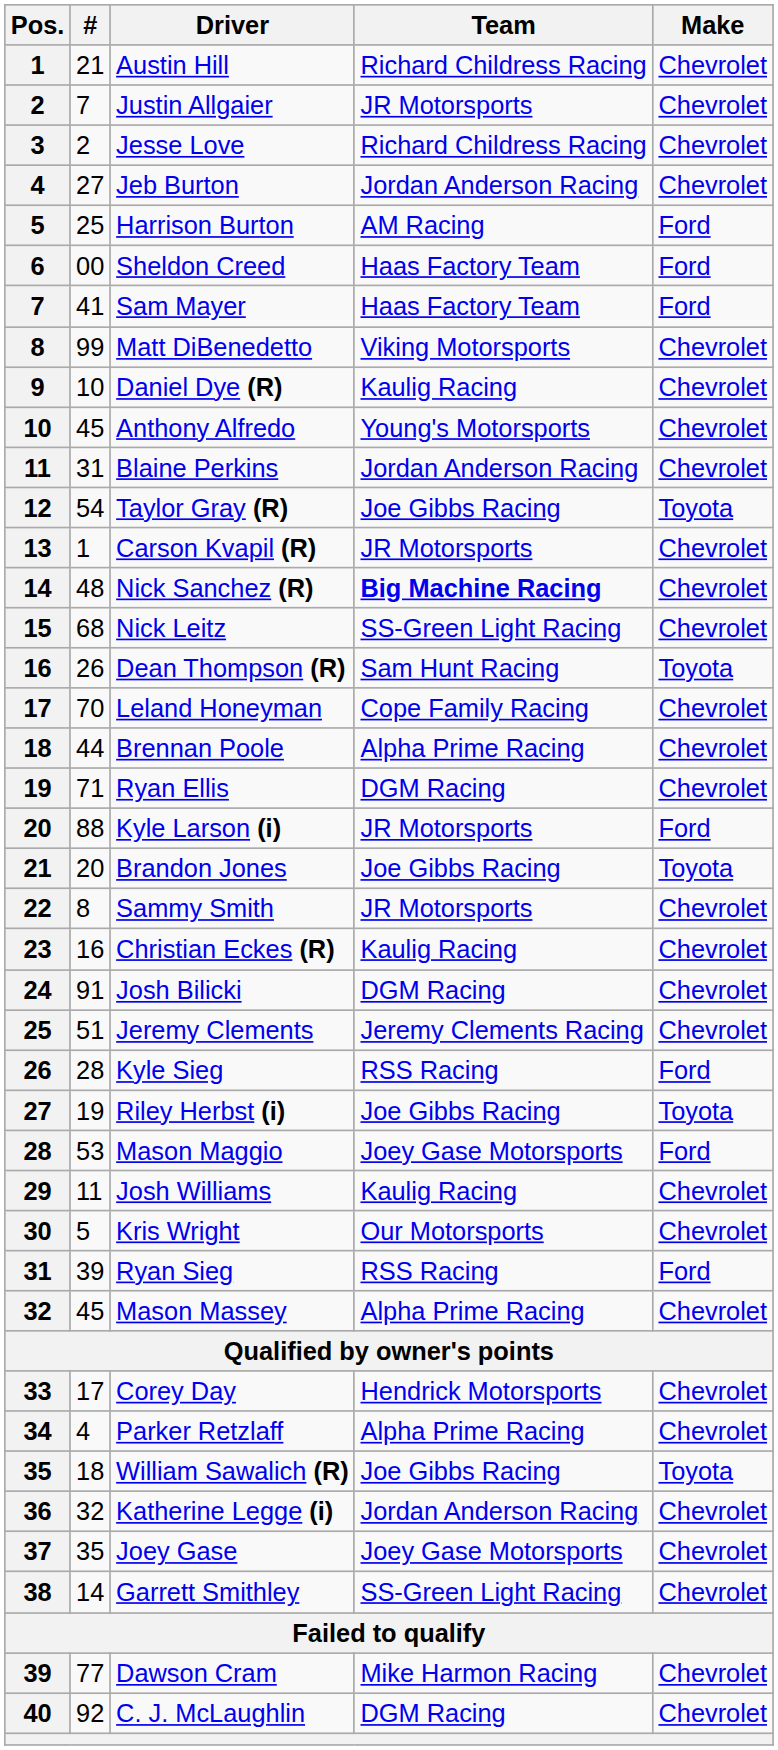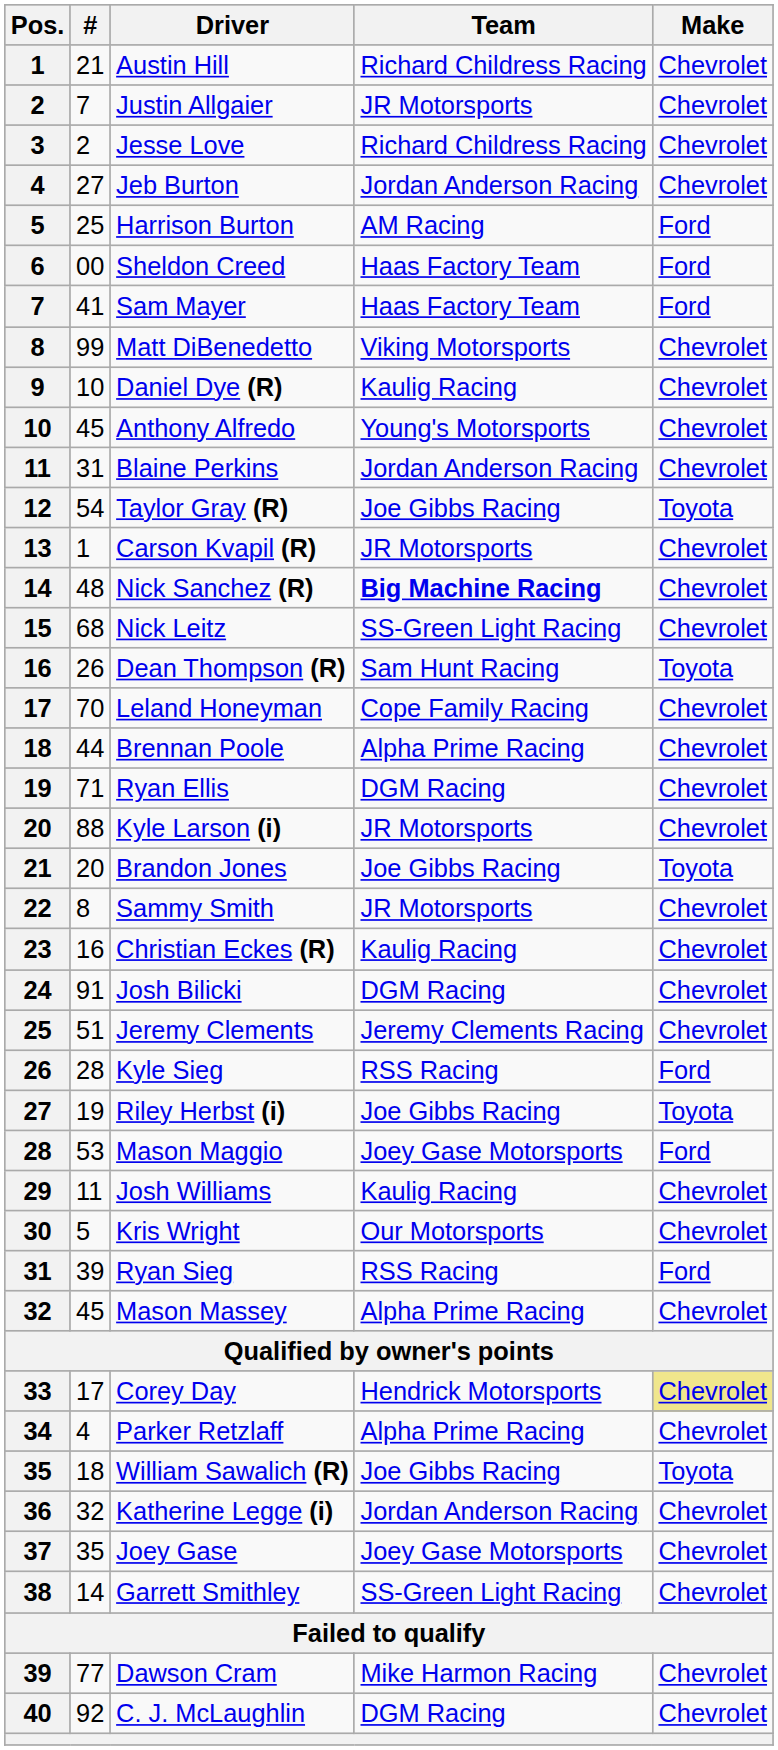(685, 829) Ford -> (713, 829) Chevrolet
(713, 1391) no background -> (713, 1391) khaki background
